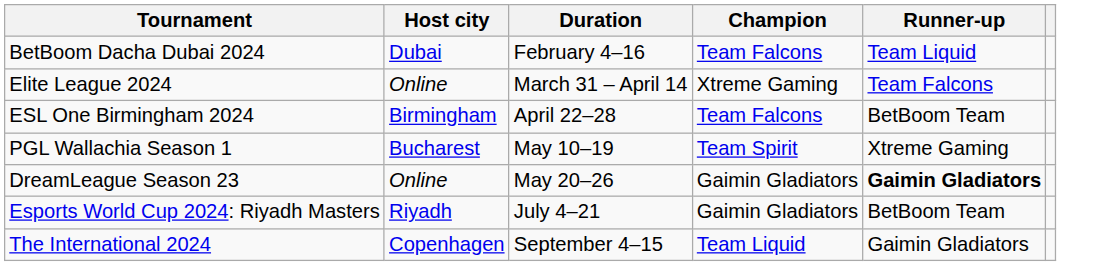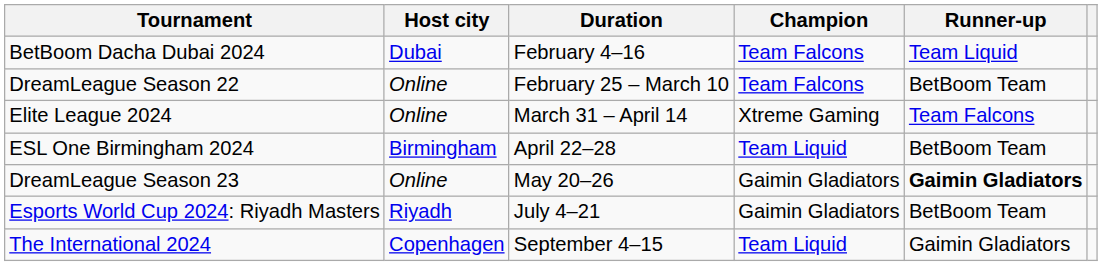+ row: (124, 84)
(760, 116) Team Falcons -> (793, 148) Team Liquid
- row: (121, 148)
